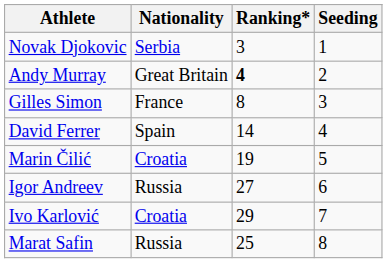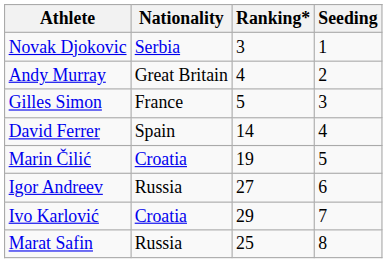(241, 74) bold -> (241, 74) normal
(241, 103) 8 -> (241, 103) 5
